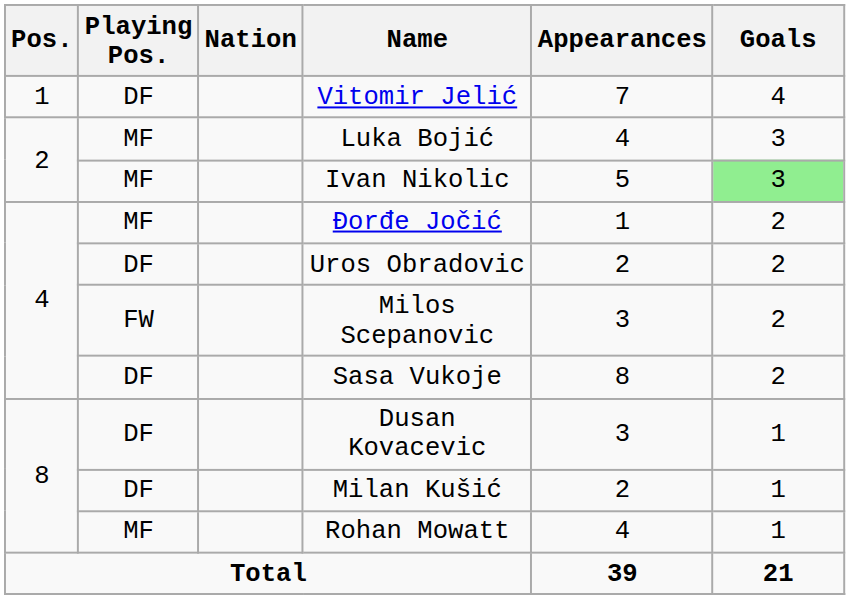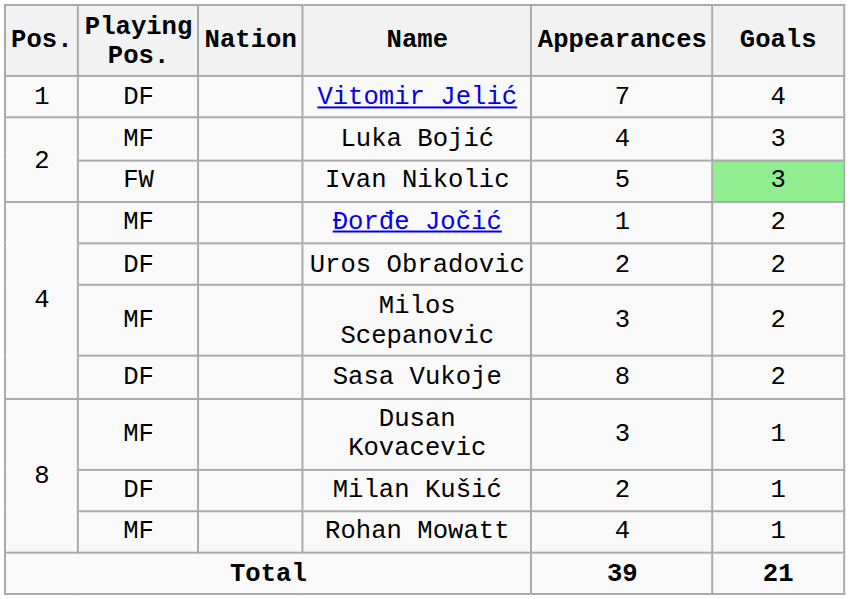(139, 181) MF -> (139, 181) FW
(139, 321) FW -> (139, 321) MF
(139, 434) DF -> (139, 434) MF
